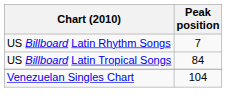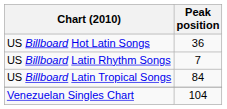+ row: (78, 43)
